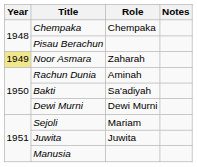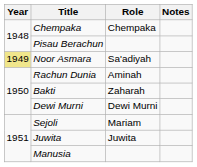(126, 59) Zaharah -> (129, 59) Sa'adiyah
(129, 91) Sa'adiyah -> (126, 91) Zaharah
